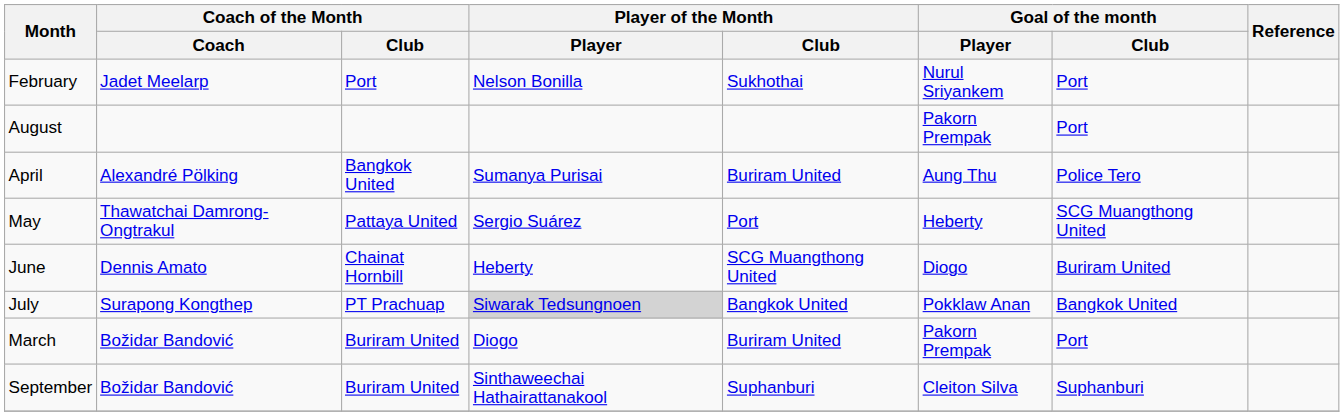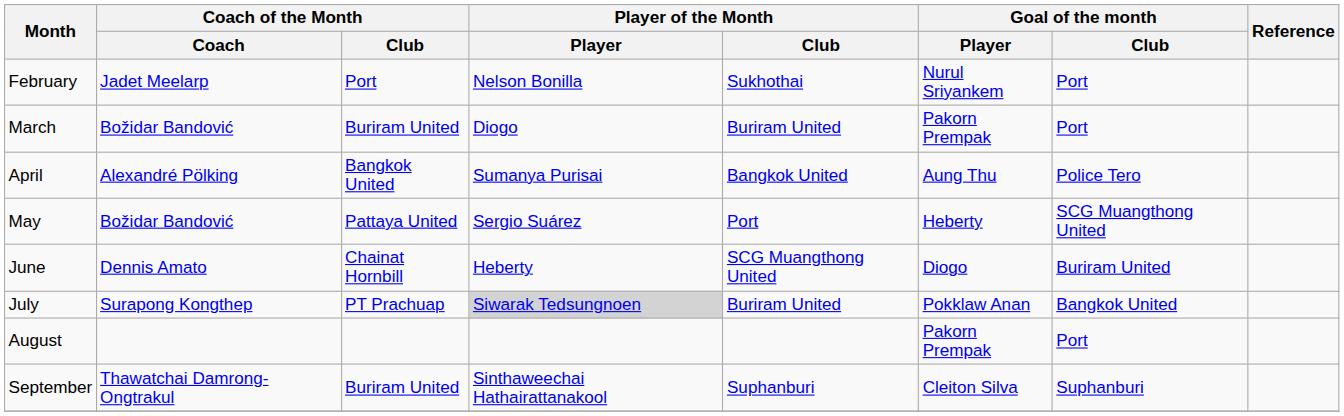rows swapped: (32, 341) <-> (35, 128)
(784, 174) Buriram United -> (787, 174) Bangkok United
(184, 221) Thawatchai Damrong-Ongtrakul -> (167, 221) Božidar Bandović
(787, 304) Bangkok United -> (784, 304) Buriram United
(167, 387) Božidar Bandović -> (184, 387) Thawatchai Damrong-Ongtrakul
